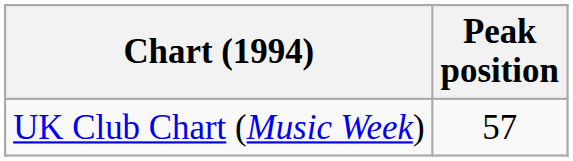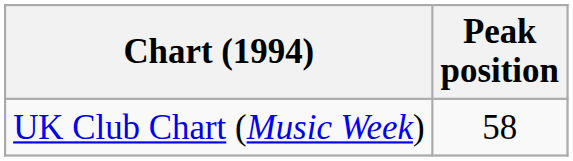(500, 126) 57 -> (500, 126) 58
